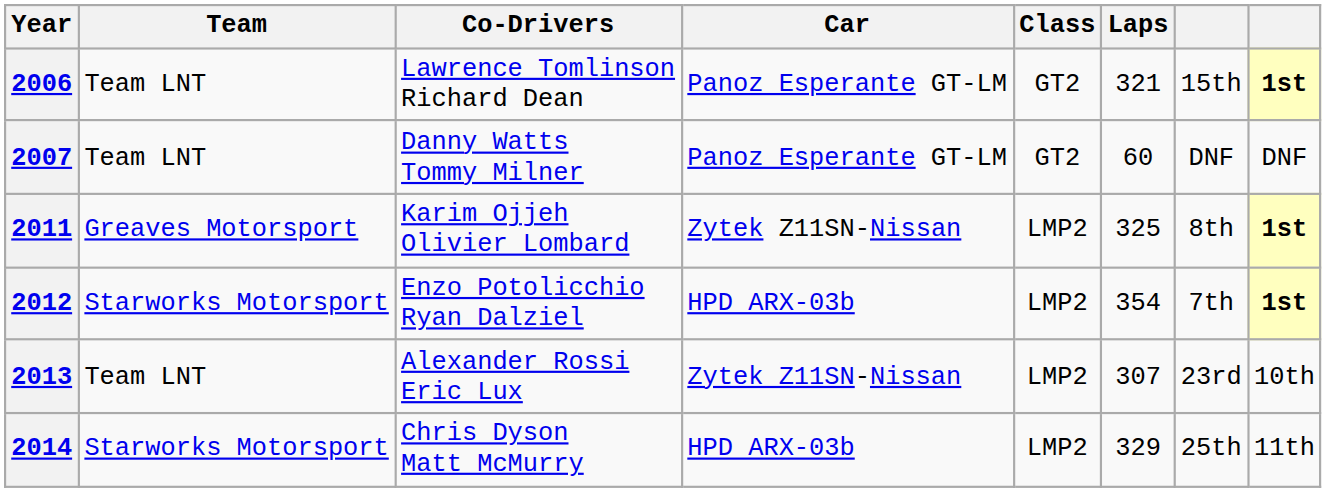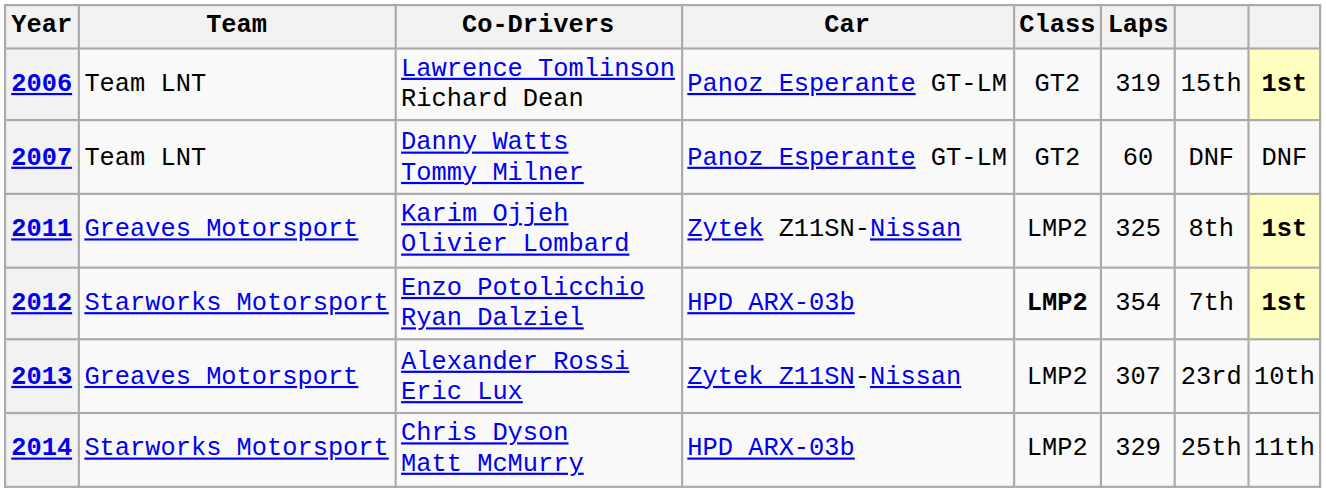(1138, 84) 321 -> (1138, 84) 319
(1057, 303) normal -> (1057, 303) bold
(145, 376) Team LNT -> (221, 376) Greaves Motorsport
